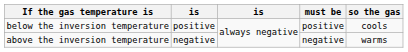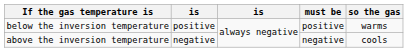(374, 26) cools -> (374, 26) warms
(374, 40) warms -> (374, 40) cools
